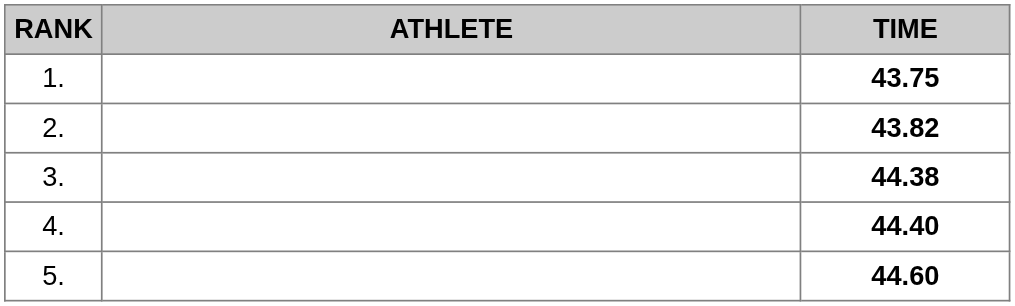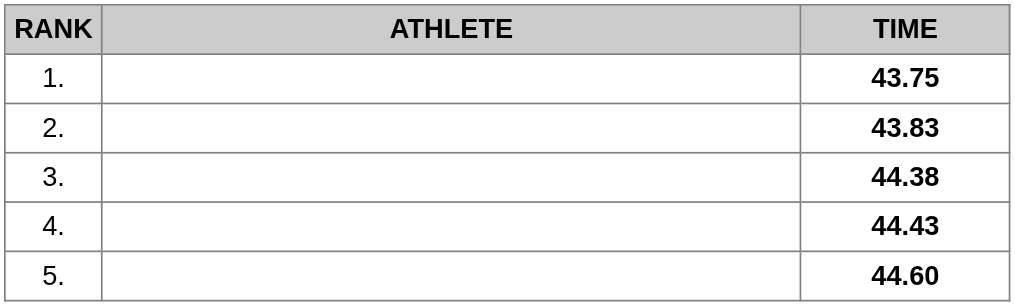(905, 127) 43.82 -> (905, 127) 43.83
(905, 226) 44.40 -> (905, 226) 44.43
